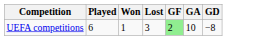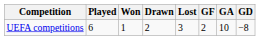+ column: (159, 12)
(170, 27) lightgreen background -> (203, 27) no background
